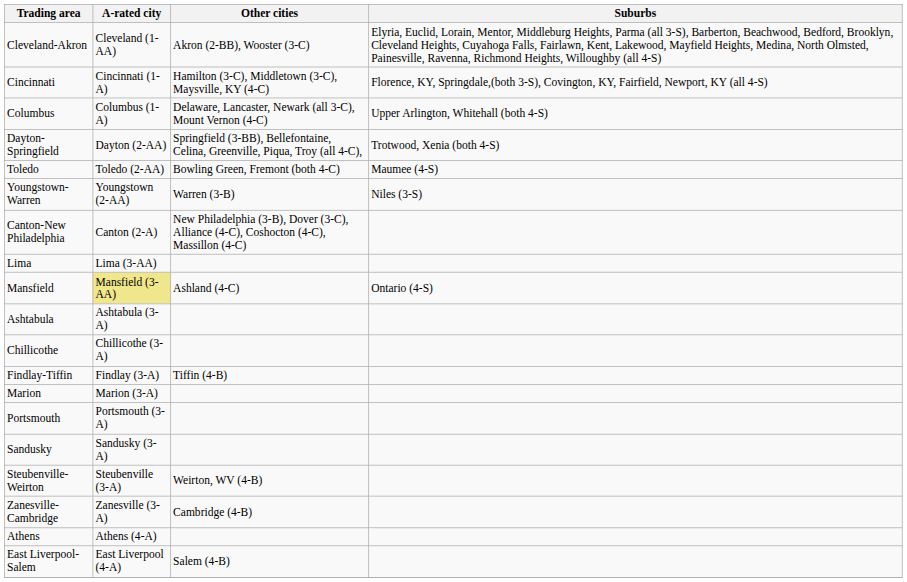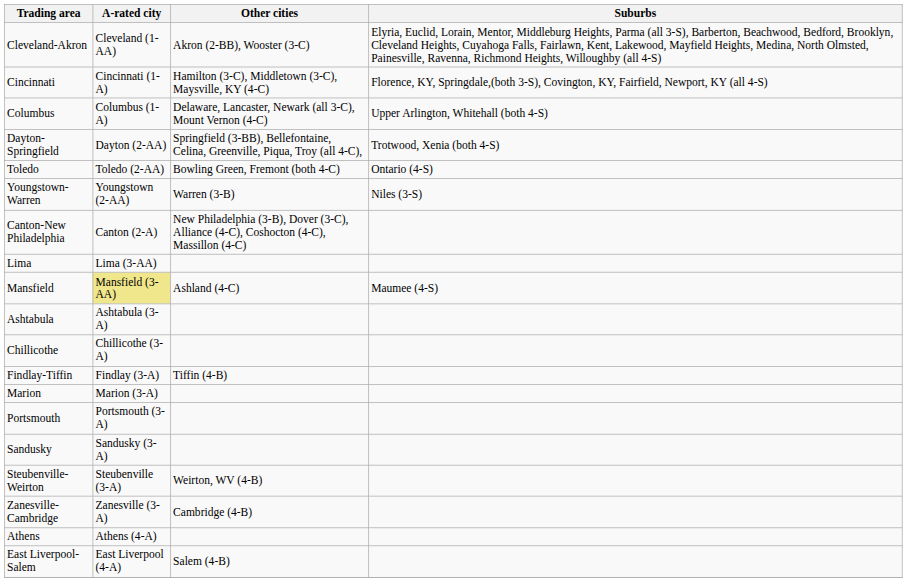(405, 169) Maumee (4-S) -> (402, 169) Ontario (4-S)
(402, 288) Ontario (4-S) -> (405, 288) Maumee (4-S)
